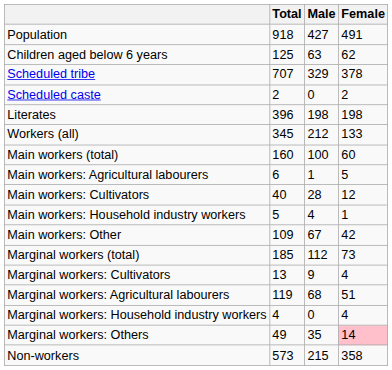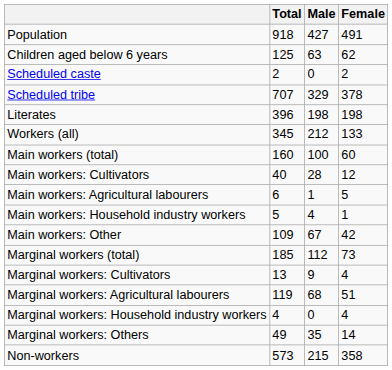rows swapped: (54, 94) <-> (51, 74)
rows swapped: (78, 194) <-> (108, 174)
(348, 335) pink background -> (348, 335) no background
